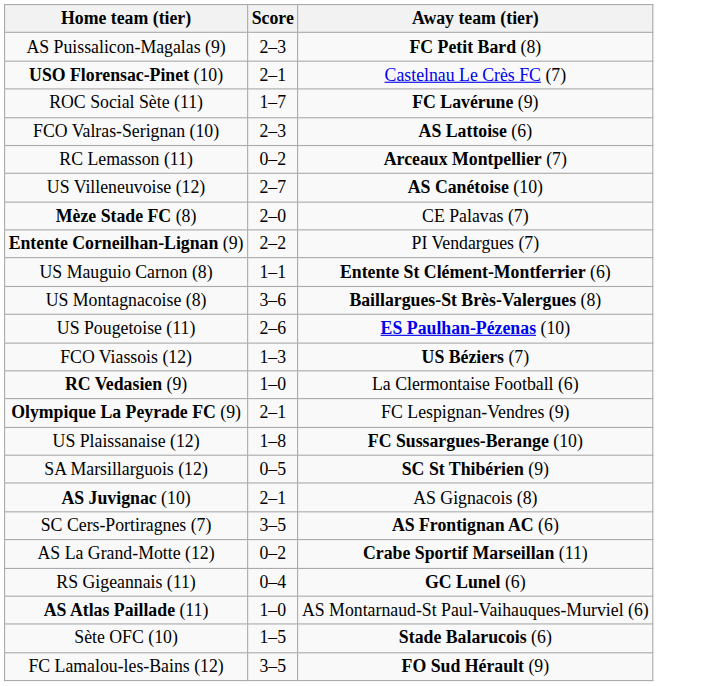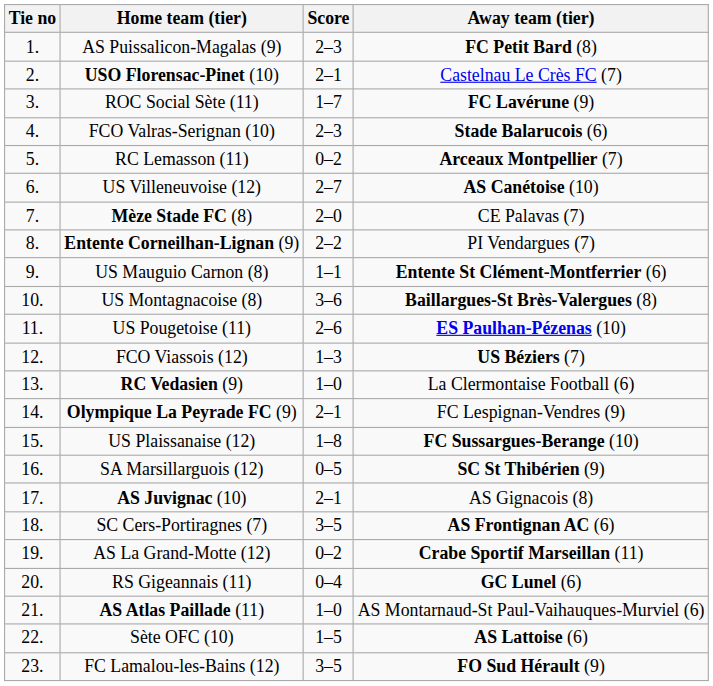+ column: (32, 18)
(475, 131) AS Lattoise (6) -> (531, 131) Stade Balarucois (6)
(475, 638) Stade Balarucois (6) -> (531, 638) AS Lattoise (6)
